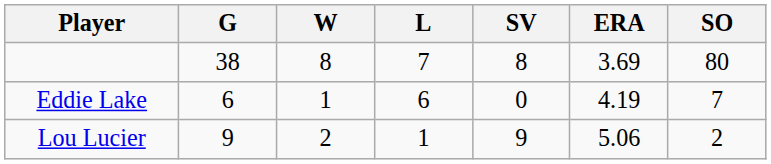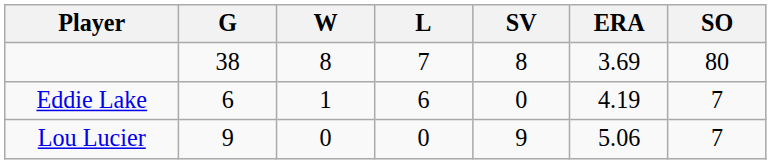(326, 138) 2 -> (326, 138) 0
(423, 138) 1 -> (423, 138) 0
(717, 138) 2 -> (717, 138) 7
